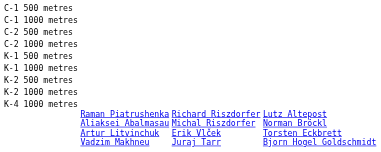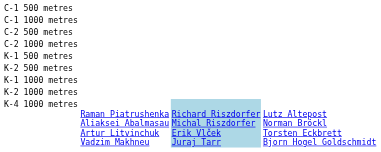rows swapped: (41, 68) <-> (38, 80)
(216, 128) no background -> (216, 128) lightblue background
